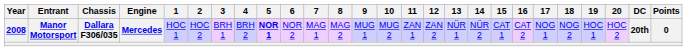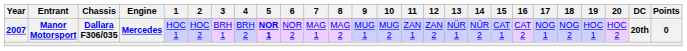(16, 30) 2008 -> (16, 30) 2007
